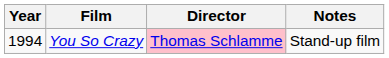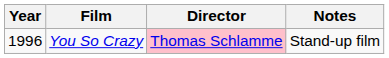(25, 41) 1994 -> (25, 41) 1996
